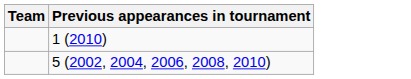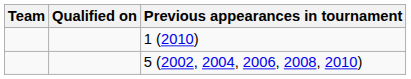+ column: (95, 16)
